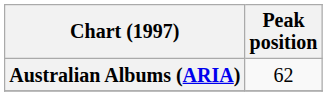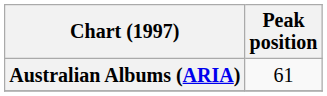(284, 74) 62 -> (284, 74) 61
